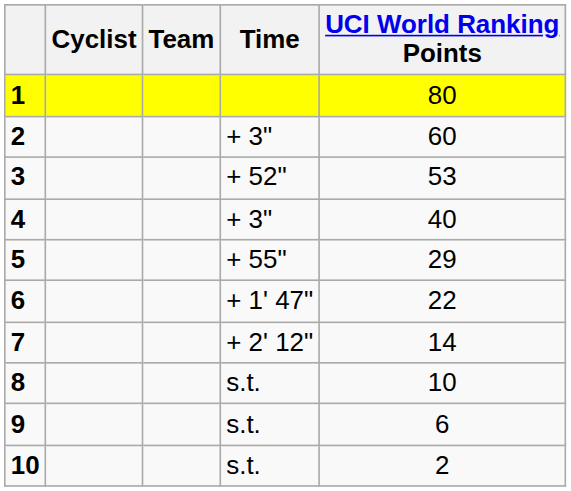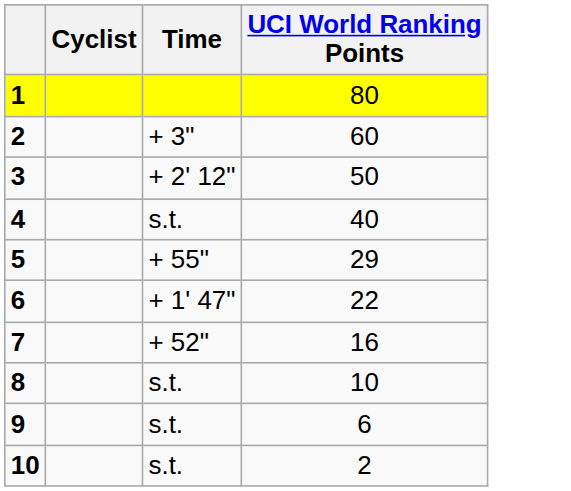- column: (181, 39)
(256, 177) + 52" -> (192, 177) + 2' 12"
(442, 177) 53 -> (365, 177) 50
(249, 218) + 3" -> (166, 218) s.t.
(270, 341) + 2' 12" -> (179, 341) + 52"
(442, 341) 14 -> (365, 341) 16
